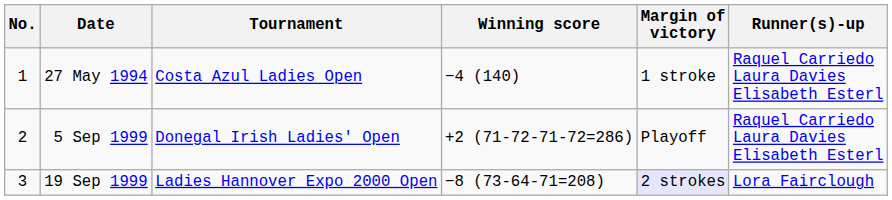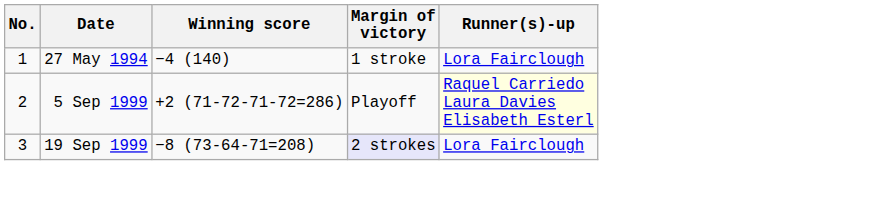- column: (296, 27)
(808, 79) Raquel Carriedo Laura Davies Elisabeth Esterl -> (514, 61) Lora Fairclough
(808, 139) no background -> (518, 104) lightyellow background
